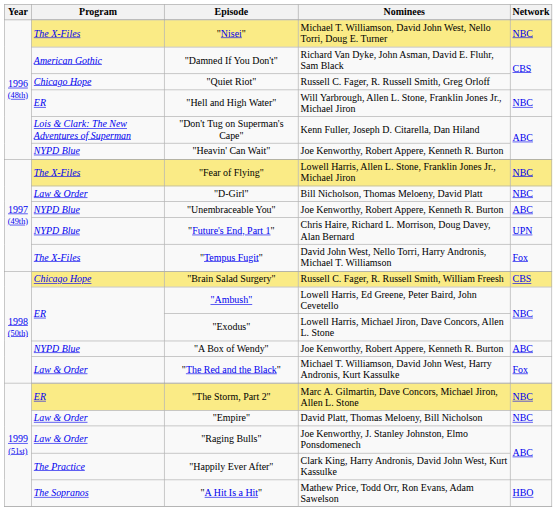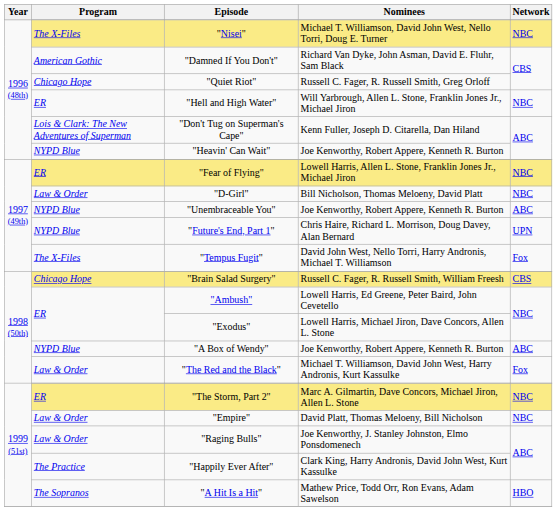(57, 172) The X-Files -> (40, 172) ER
